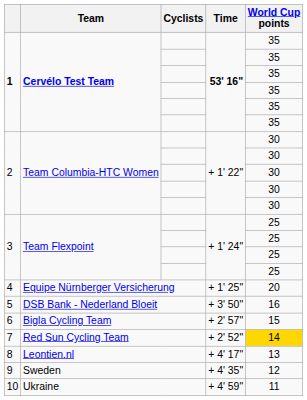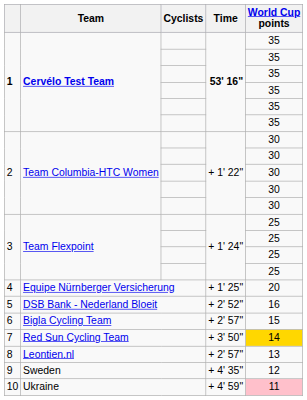(226, 304) + 3' 50" -> (226, 304) + 2' 52"
(226, 337) + 2' 52" -> (226, 337) + 3' 50"
(226, 354) + 4' 17" -> (226, 354) + 2' 57"
(274, 387) no background -> (274, 387) pink background
